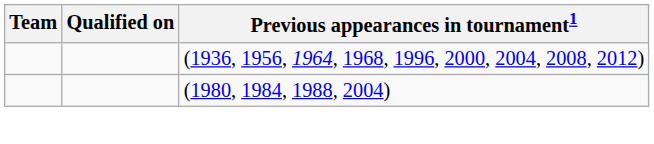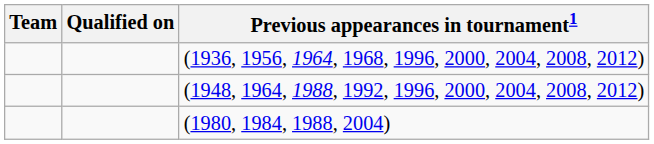+ row: (414, 90)
